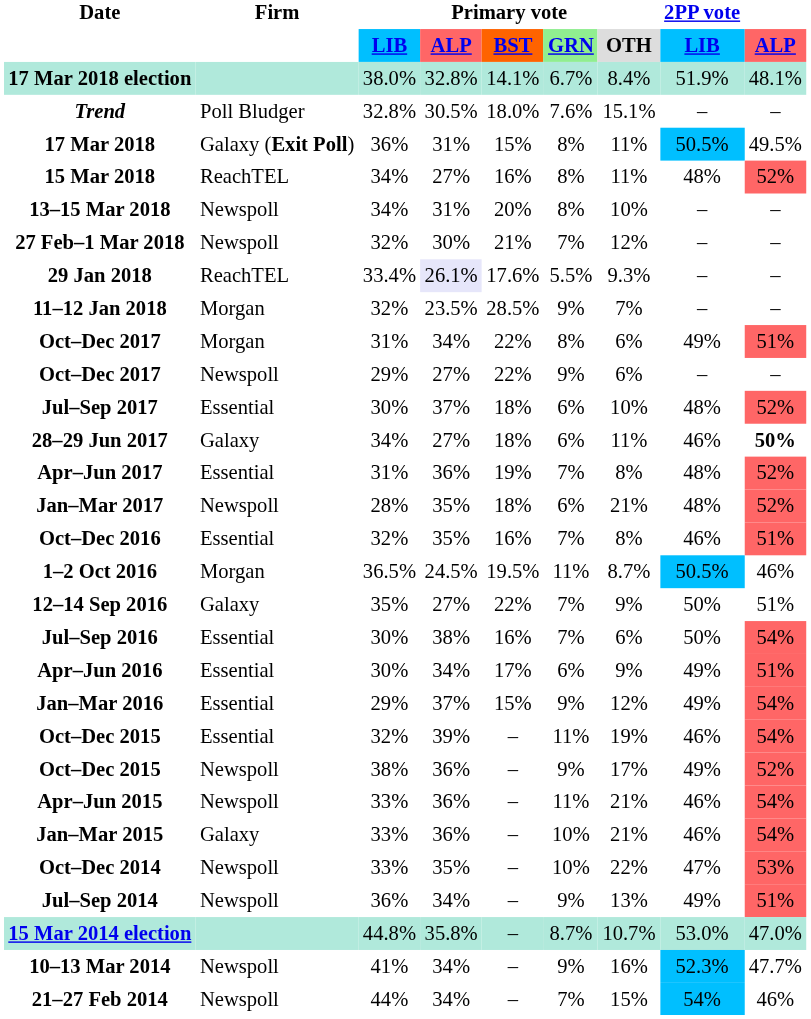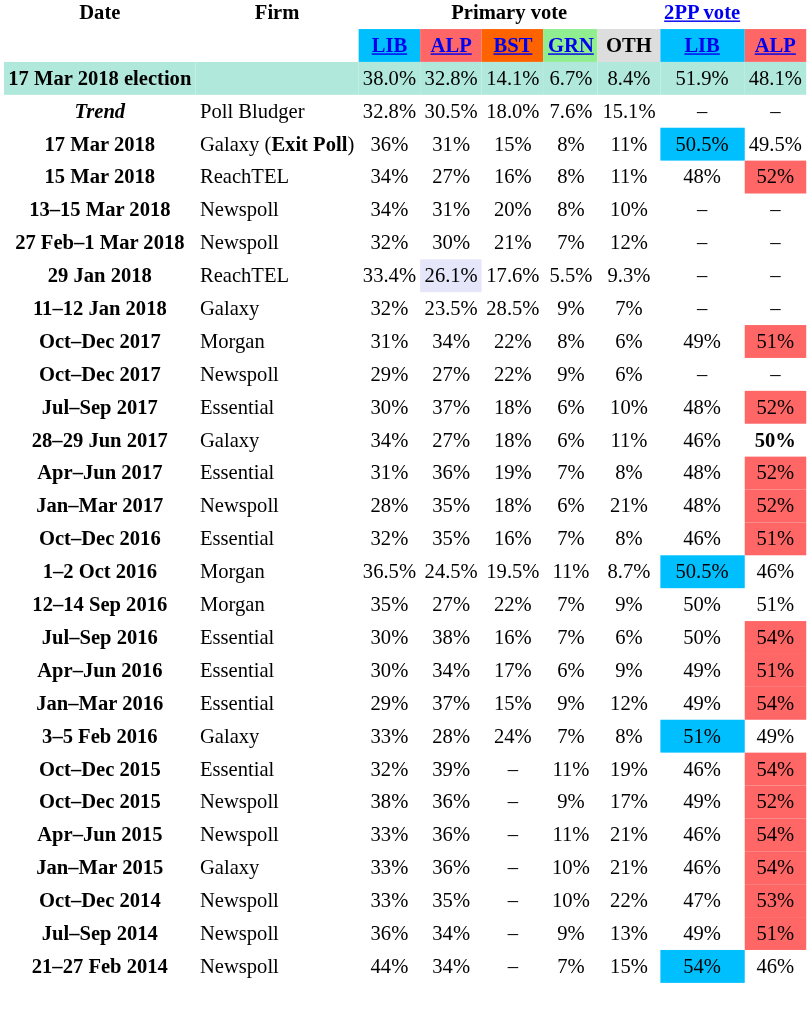(232, 308) Morgan -> (230, 308) Galaxy
(230, 604) Galaxy -> (232, 604) Morgan
+ row: (100, 735)
- row: (100, 932)
- row: (100, 965)
